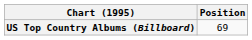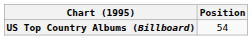(223, 28) 69 -> (223, 28) 54
